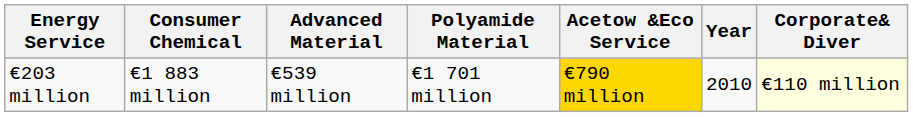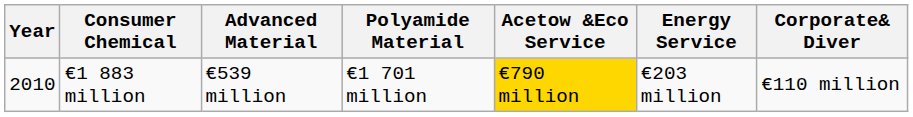columns swapped: (729, 32) <-> (65, 32)
(831, 85) lightyellow background -> (831, 85) no background
